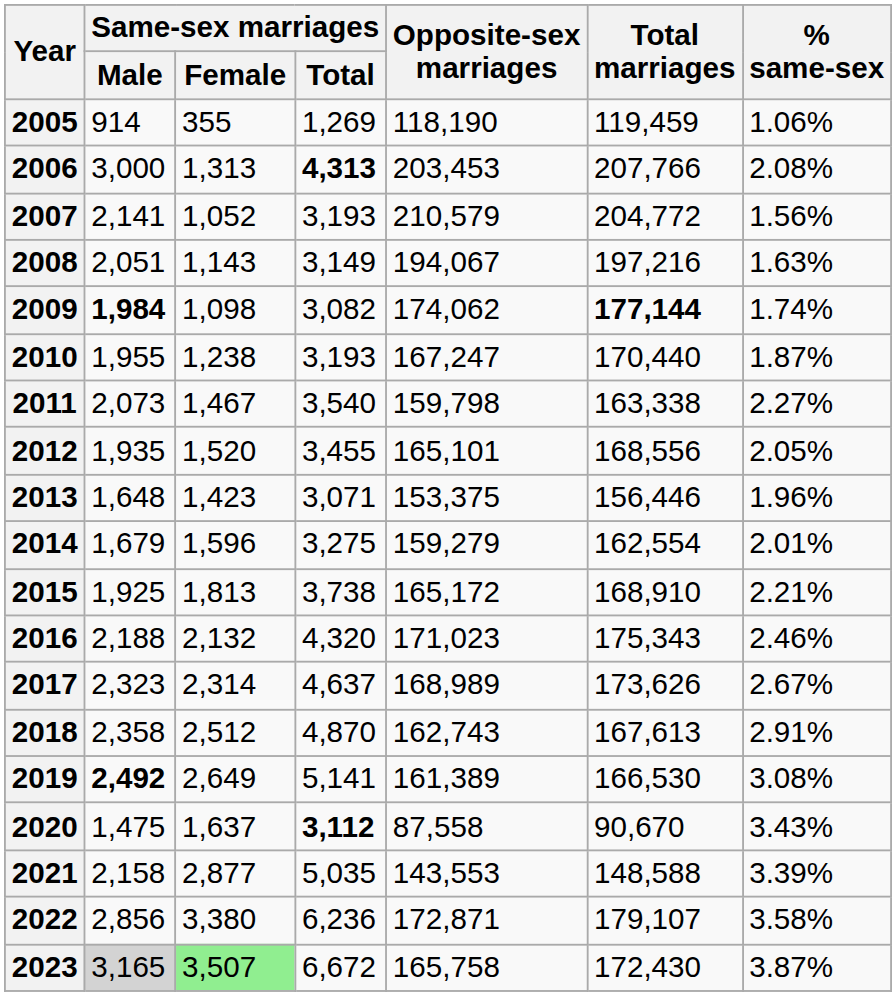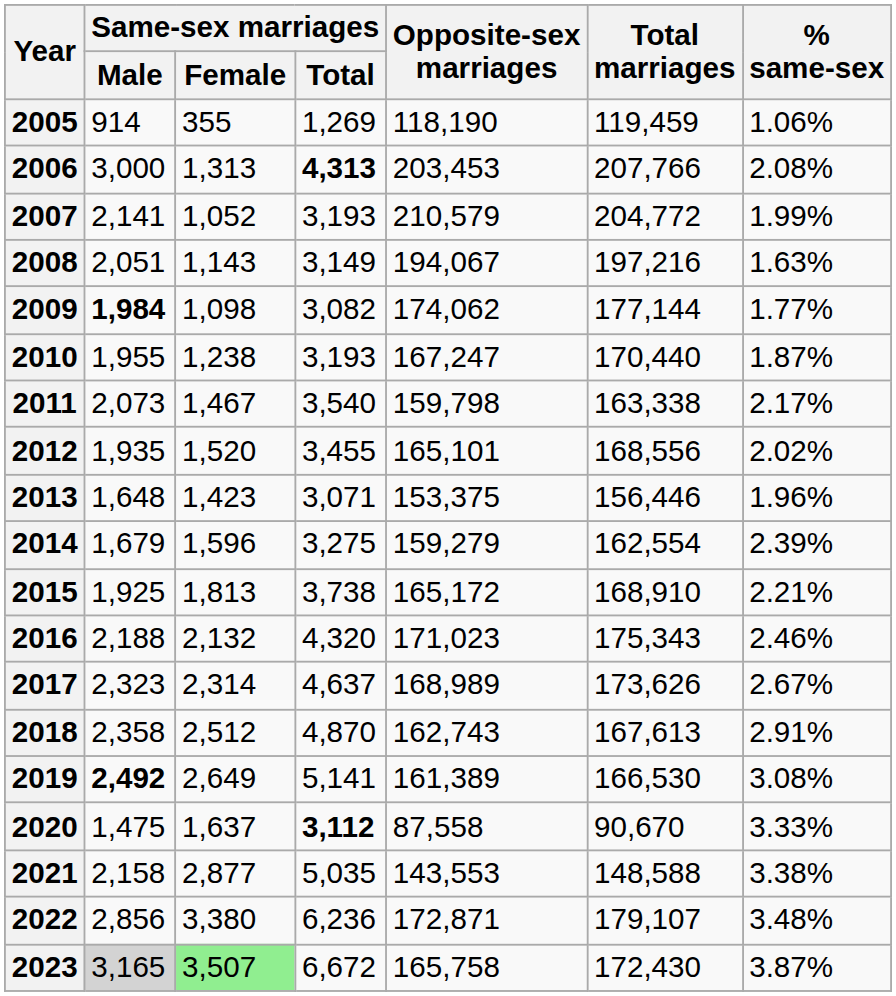(791, 215) 1.56% -> (791, 215) 1.99%
(648, 309) bold -> (648, 309) normal
(791, 309) 1.74% -> (791, 309) 1.77%
(791, 403) 2.27% -> (791, 403) 2.17%
(791, 450) 2.05% -> (791, 450) 2.02%
(791, 544) 2.01% -> (791, 544) 2.39%
(791, 826) 3.43% -> (791, 826) 3.33%
(791, 872) 3.39% -> (791, 872) 3.38%
(791, 919) 3.58% -> (791, 919) 3.48%
